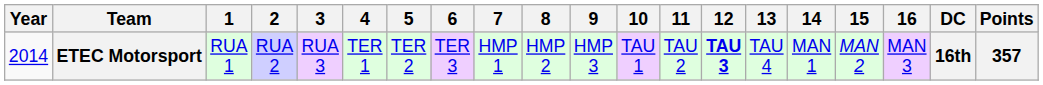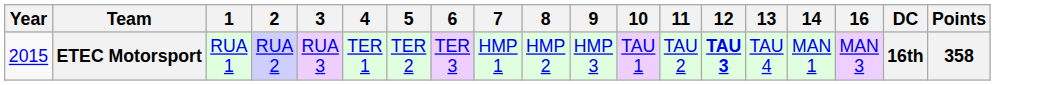- column: (859, 18)
(28, 56) 2014 -> (28, 56) 2015
(1007, 56) 357 -> (959, 56) 358
